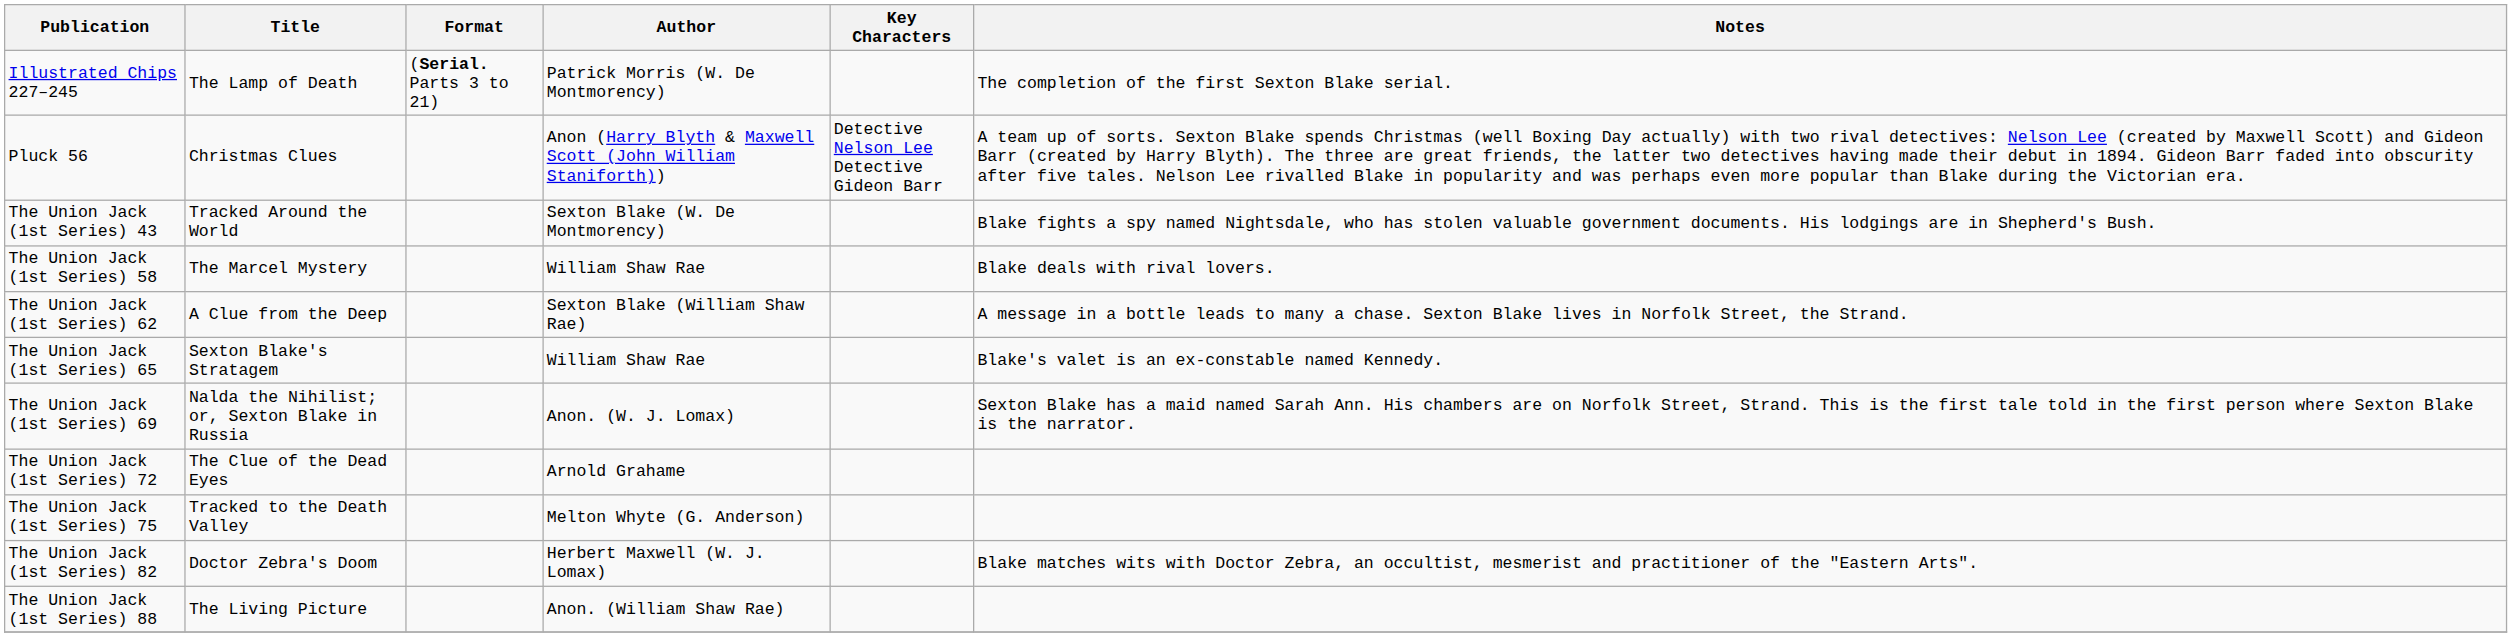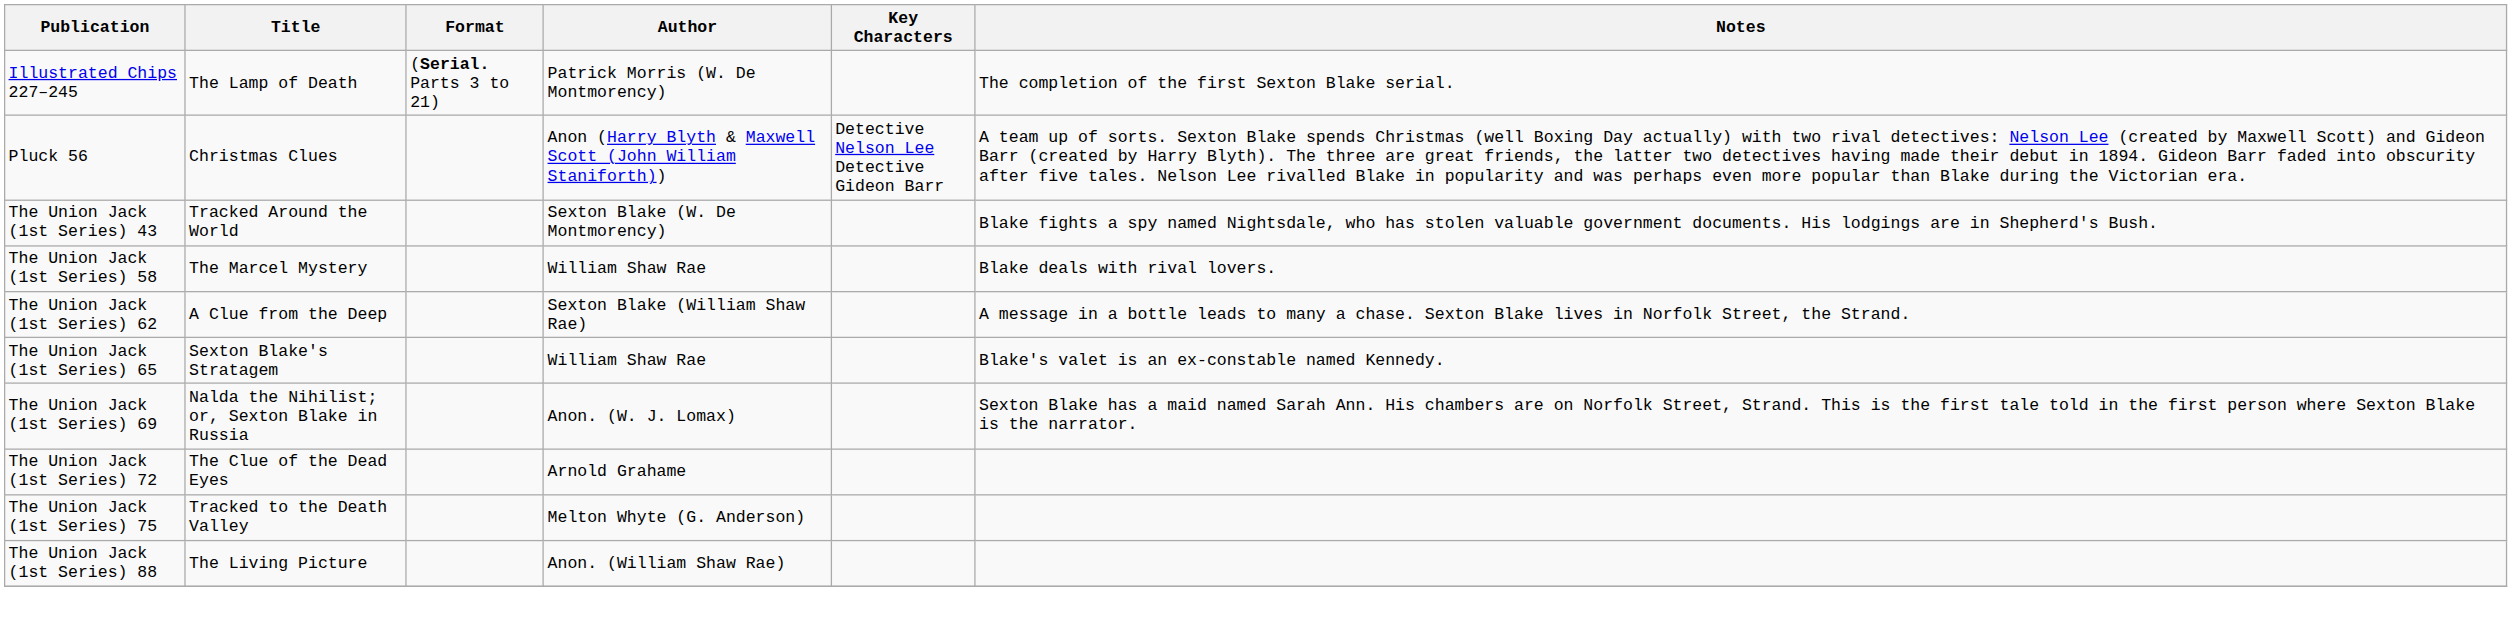- row: (83, 563)
